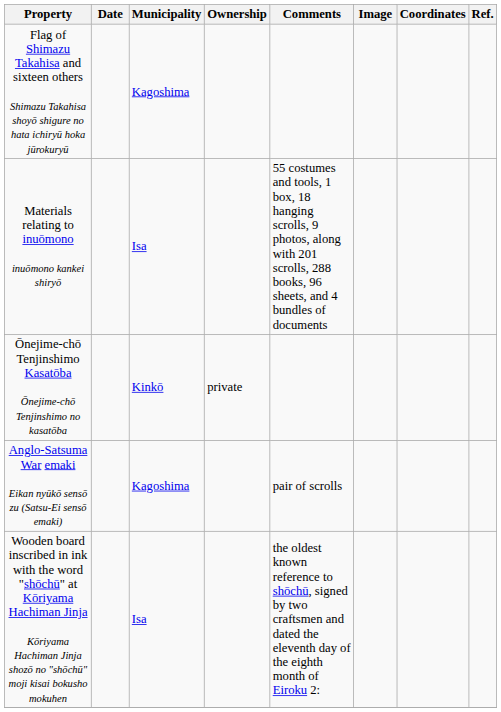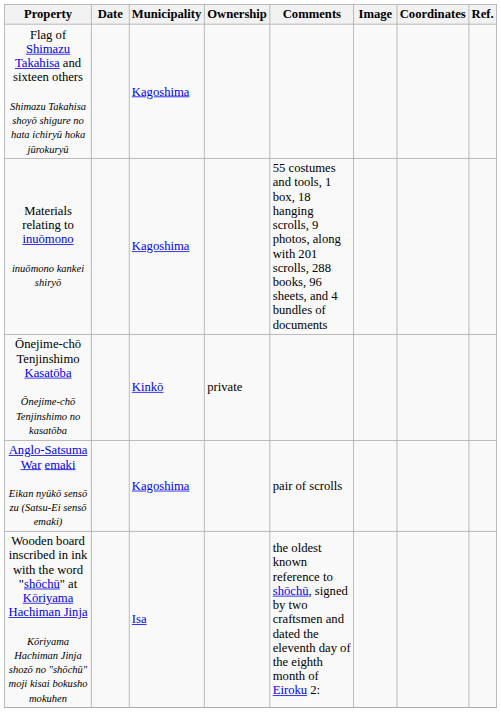(139, 246) Isa -> (161, 246) Kagoshima
